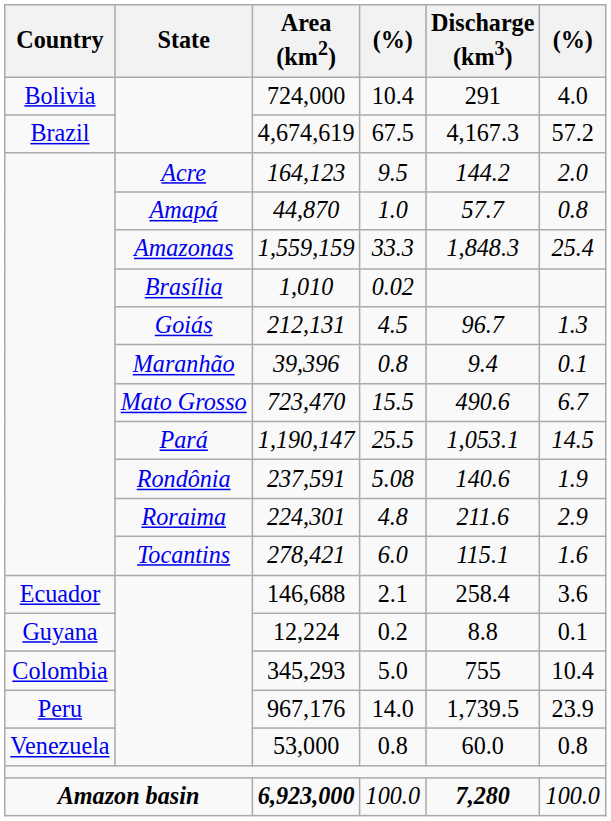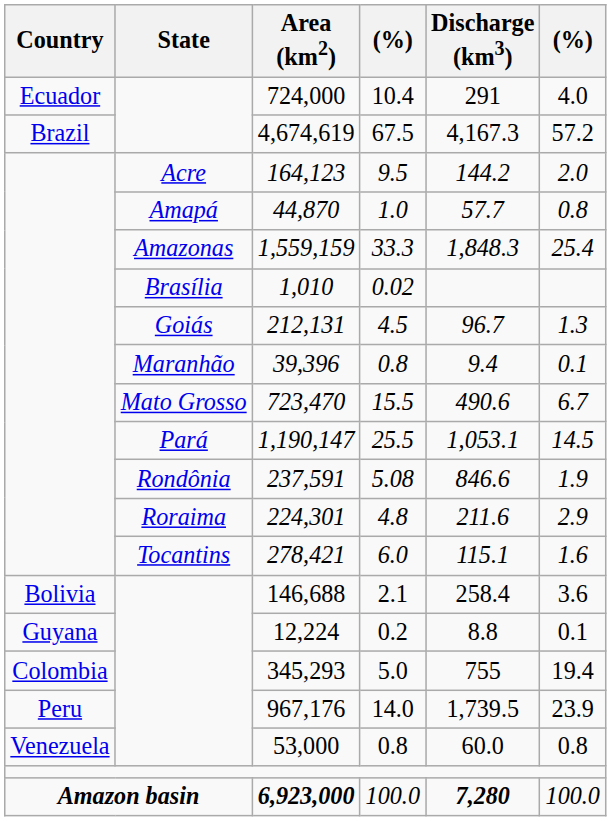(60, 95) Bolivia -> (60, 95) Ecuador
(483, 478) 140.6 -> (483, 478) 846.6
(60, 593) Ecuador -> (60, 593) Bolivia
(573, 670) 10.4 -> (573, 670) 19.4
